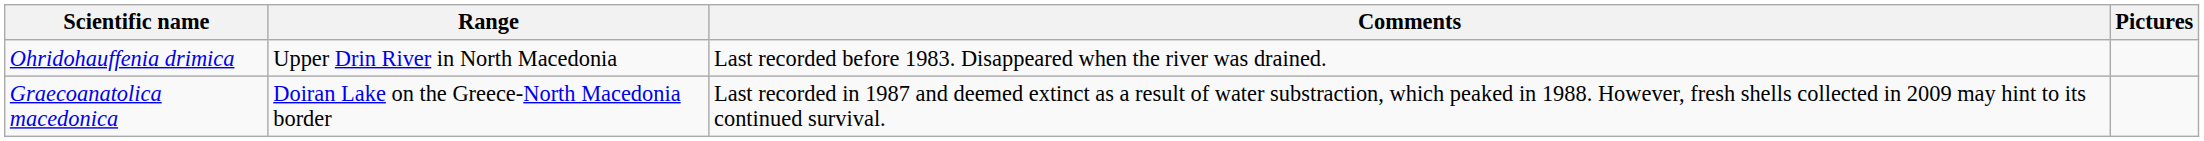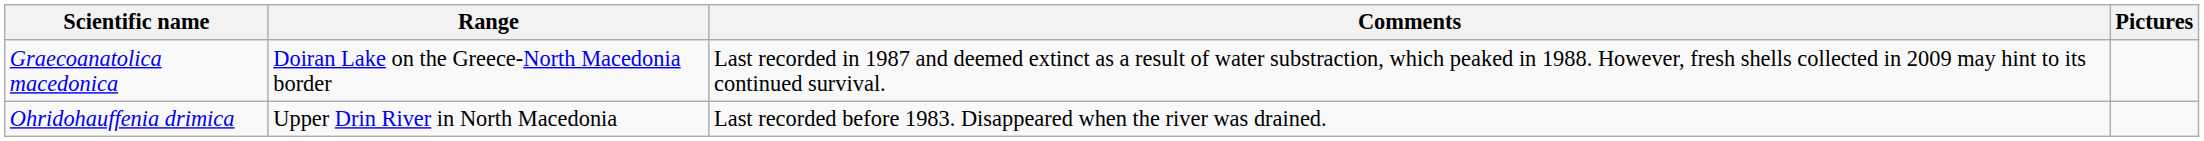rows swapped: (86, 105) <-> (122, 57)
